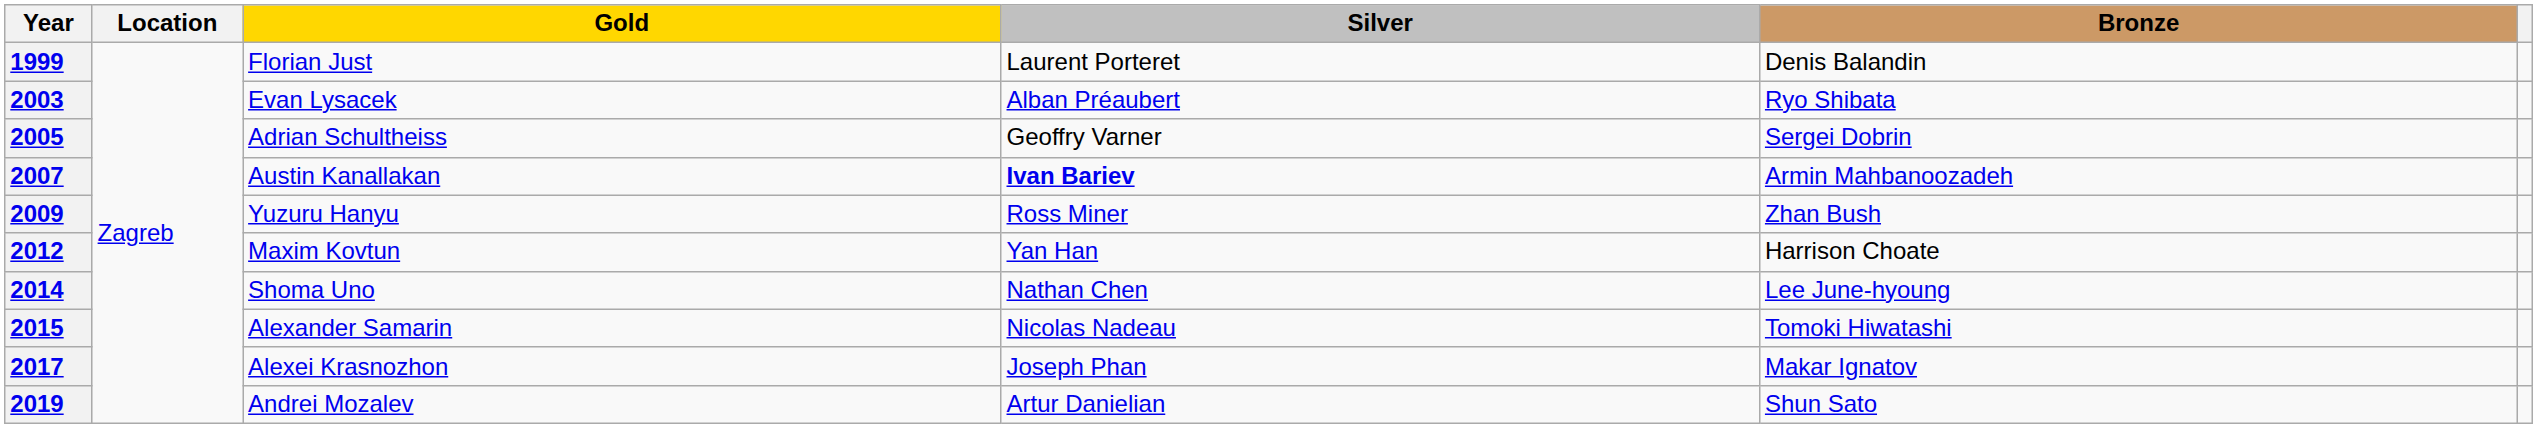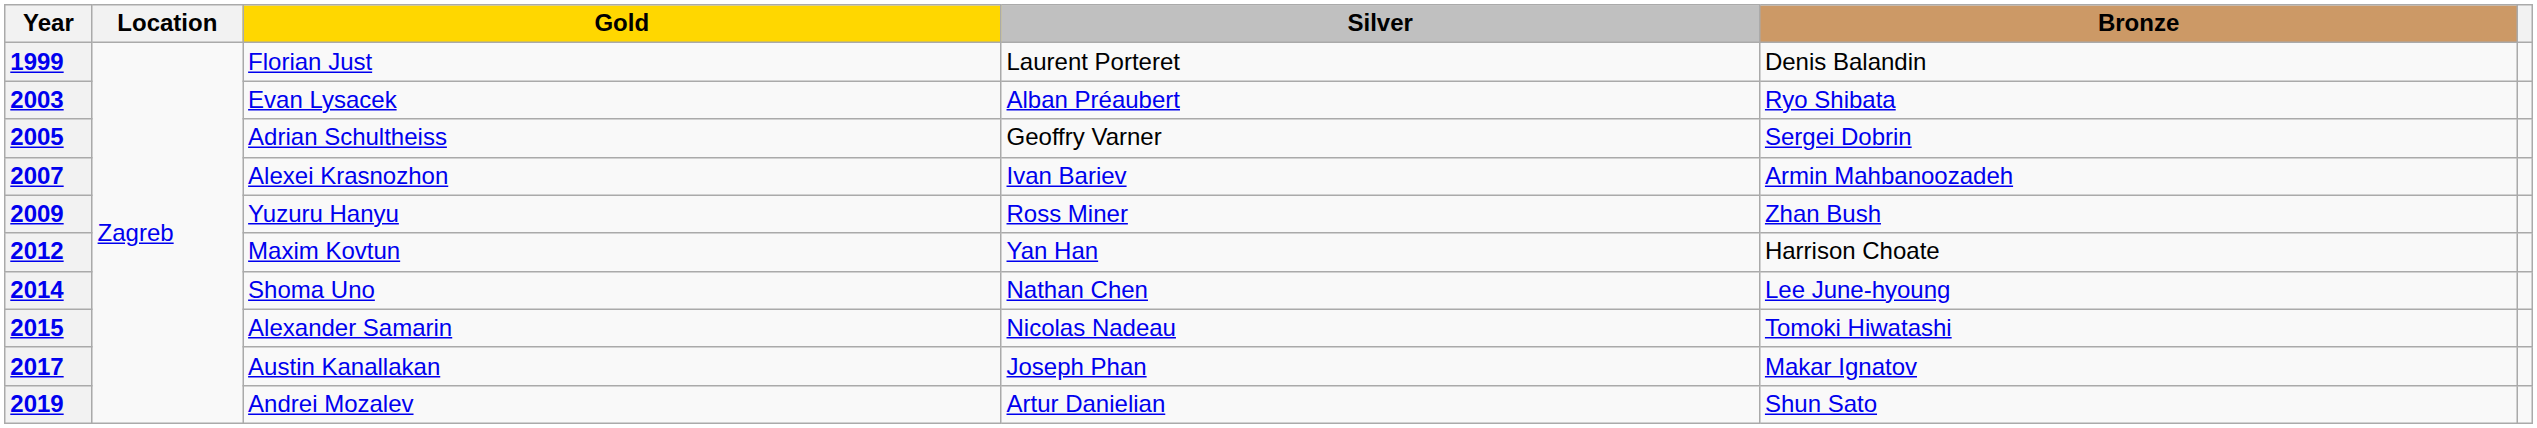(344, 175) Austin Kanallakan -> (348, 175) Alexei Krasnozhon
(1071, 175) bold -> (1067, 175) normal
(348, 366) Alexei Krasnozhon -> (344, 366) Austin Kanallakan
